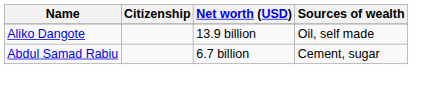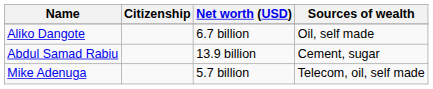(226, 34) 13.9 billion -> (223, 34) 6.7 billion
(223, 53) 6.7 billion -> (226, 53) 13.9 billion
+ row: (47, 73)
